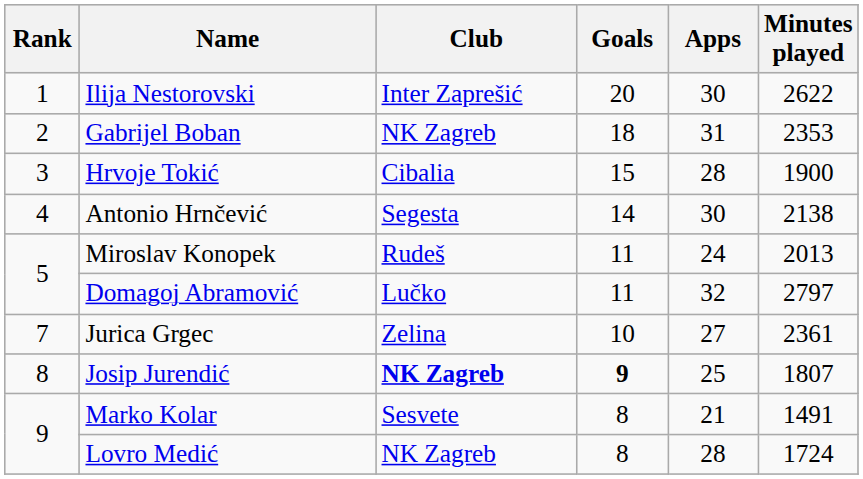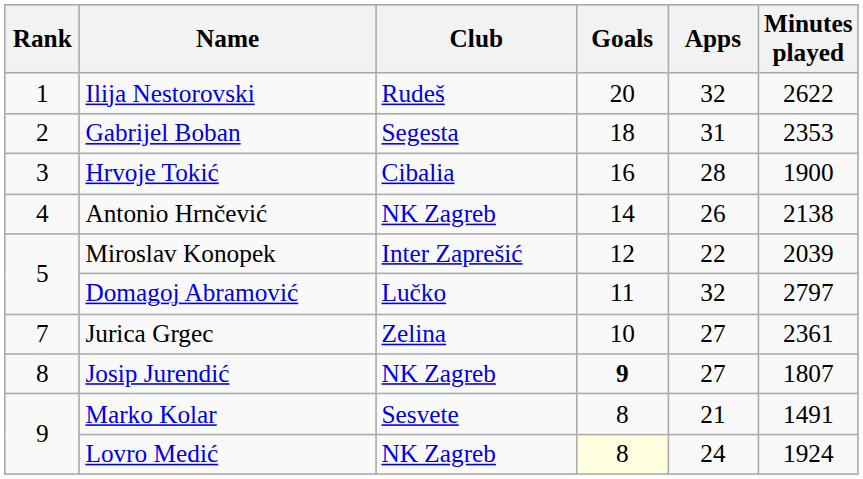(452, 93) Inter Zaprešić -> (413, 93) Rudeš
(713, 93) 30 -> (713, 93) 32
(439, 133) NK Zagreb -> (420, 133) Segesta
(622, 173) 15 -> (622, 173) 16
(420, 213) Segesta -> (439, 213) NK Zagreb
(713, 213) 30 -> (713, 213) 26
(413, 253) Rudeš -> (452, 253) Inter Zaprešić
(622, 253) 11 -> (622, 253) 12
(713, 253) 24 -> (713, 253) 22
(808, 253) 2013 -> (808, 253) 2039
(443, 373) bold -> (439, 373) normal
(713, 373) 25 -> (713, 373) 27
(622, 453) no background -> (622, 453) lightyellow background
(713, 453) 28 -> (713, 453) 24
(808, 453) 1724 -> (808, 453) 1924
